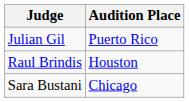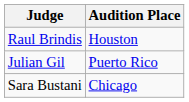rows swapped: (45, 62) <-> (36, 39)
